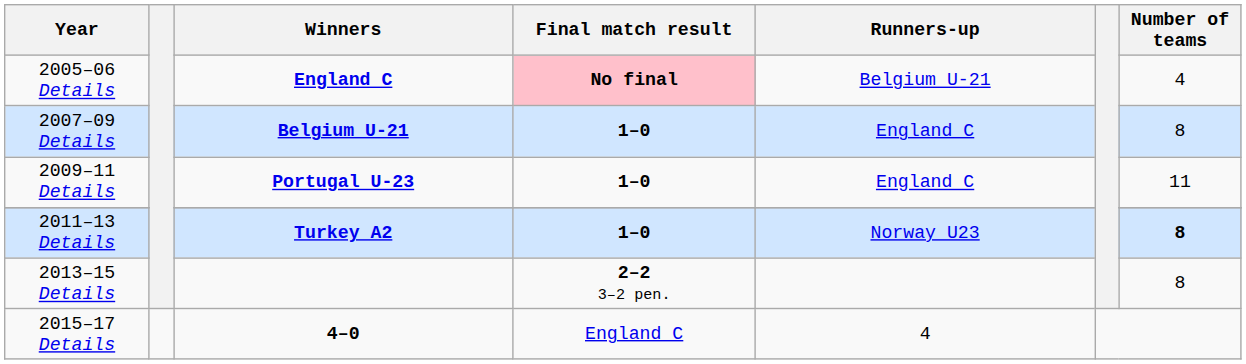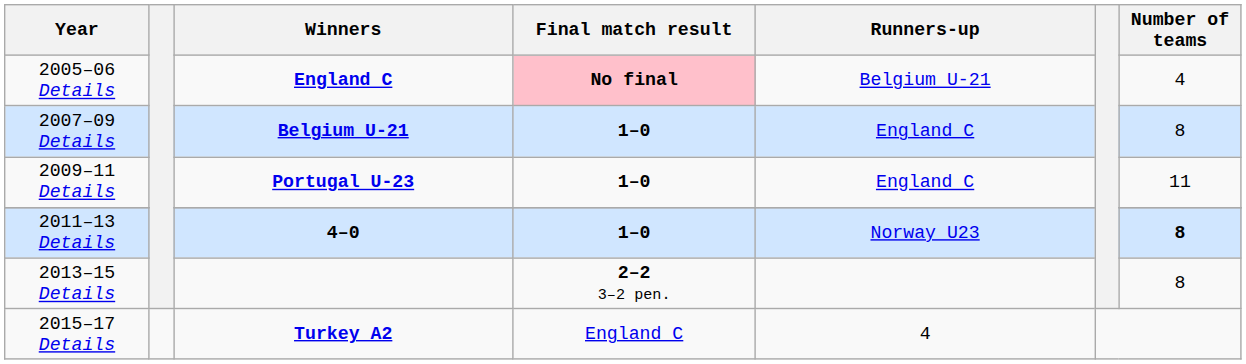(343, 233) Turkey A2 -> (343, 233) 4–0
(343, 334) 4–0 -> (343, 334) Turkey A2
